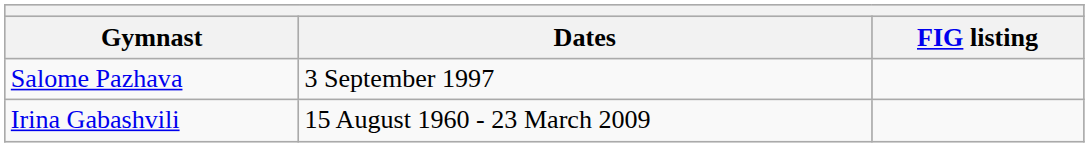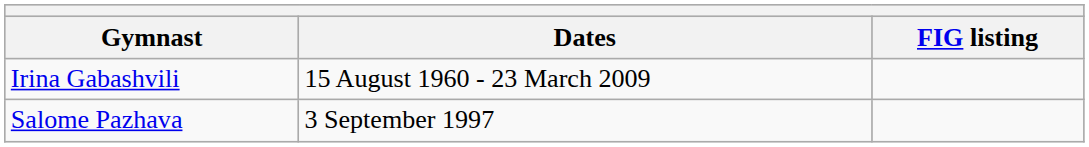rows swapped: (95, 119) <-> (97, 78)
